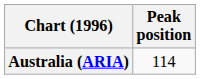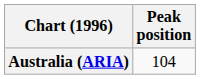(164, 61) 114 -> (164, 61) 104
